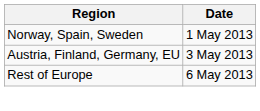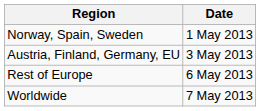+ row: (37, 95)
